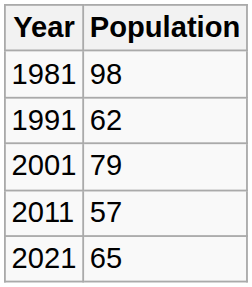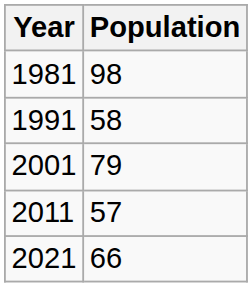(106, 119) 62 -> (106, 119) 58
(106, 258) 65 -> (106, 258) 66
